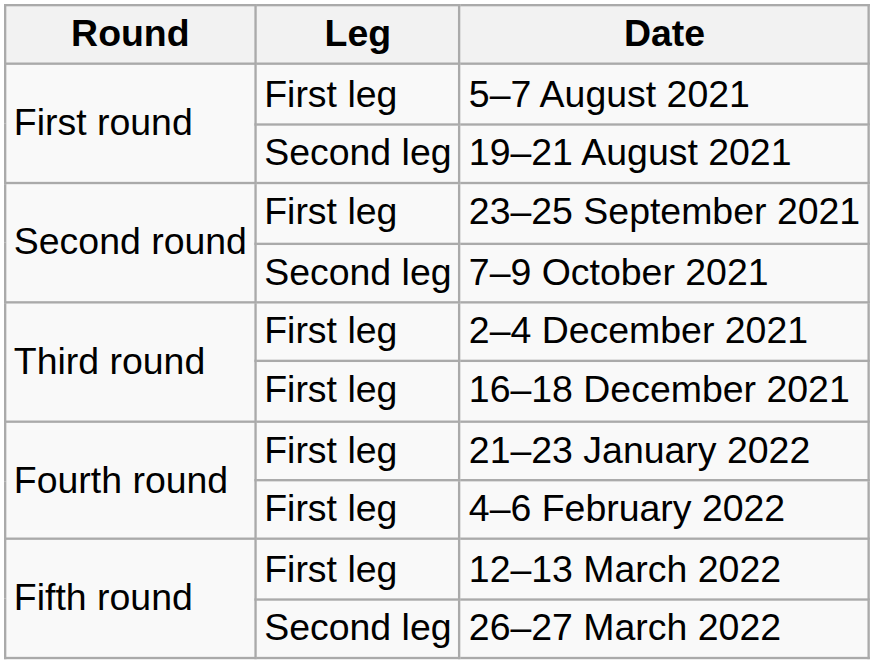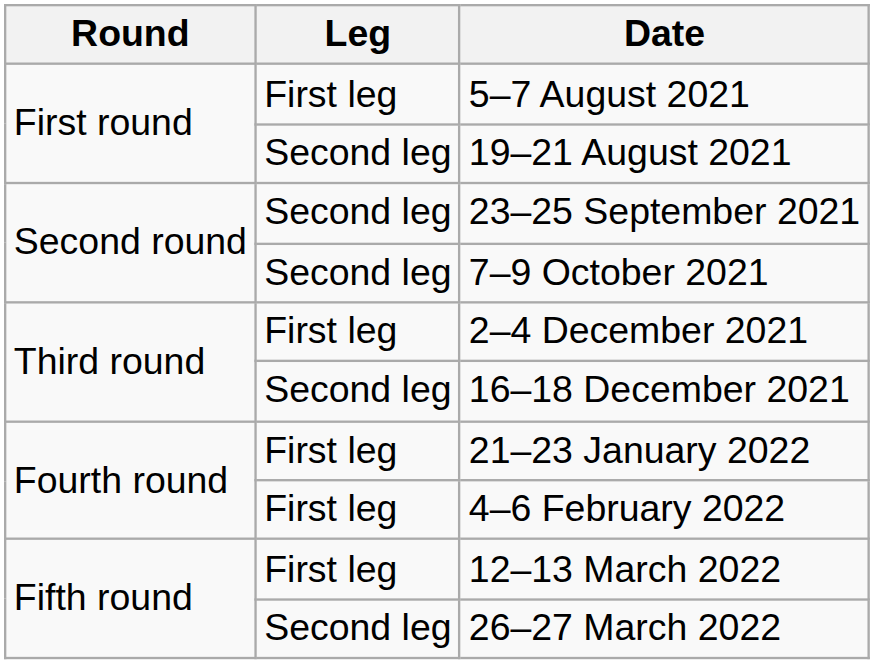(331, 212) First leg -> (358, 212) Second leg
(331, 390) First leg -> (358, 390) Second leg
